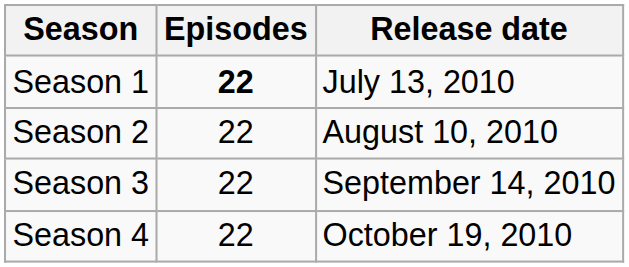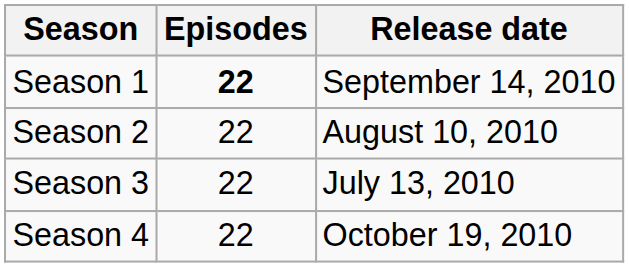(419, 81) July 13, 2010 -> (469, 81) September 14, 2010
(469, 183) September 14, 2010 -> (419, 183) July 13, 2010
